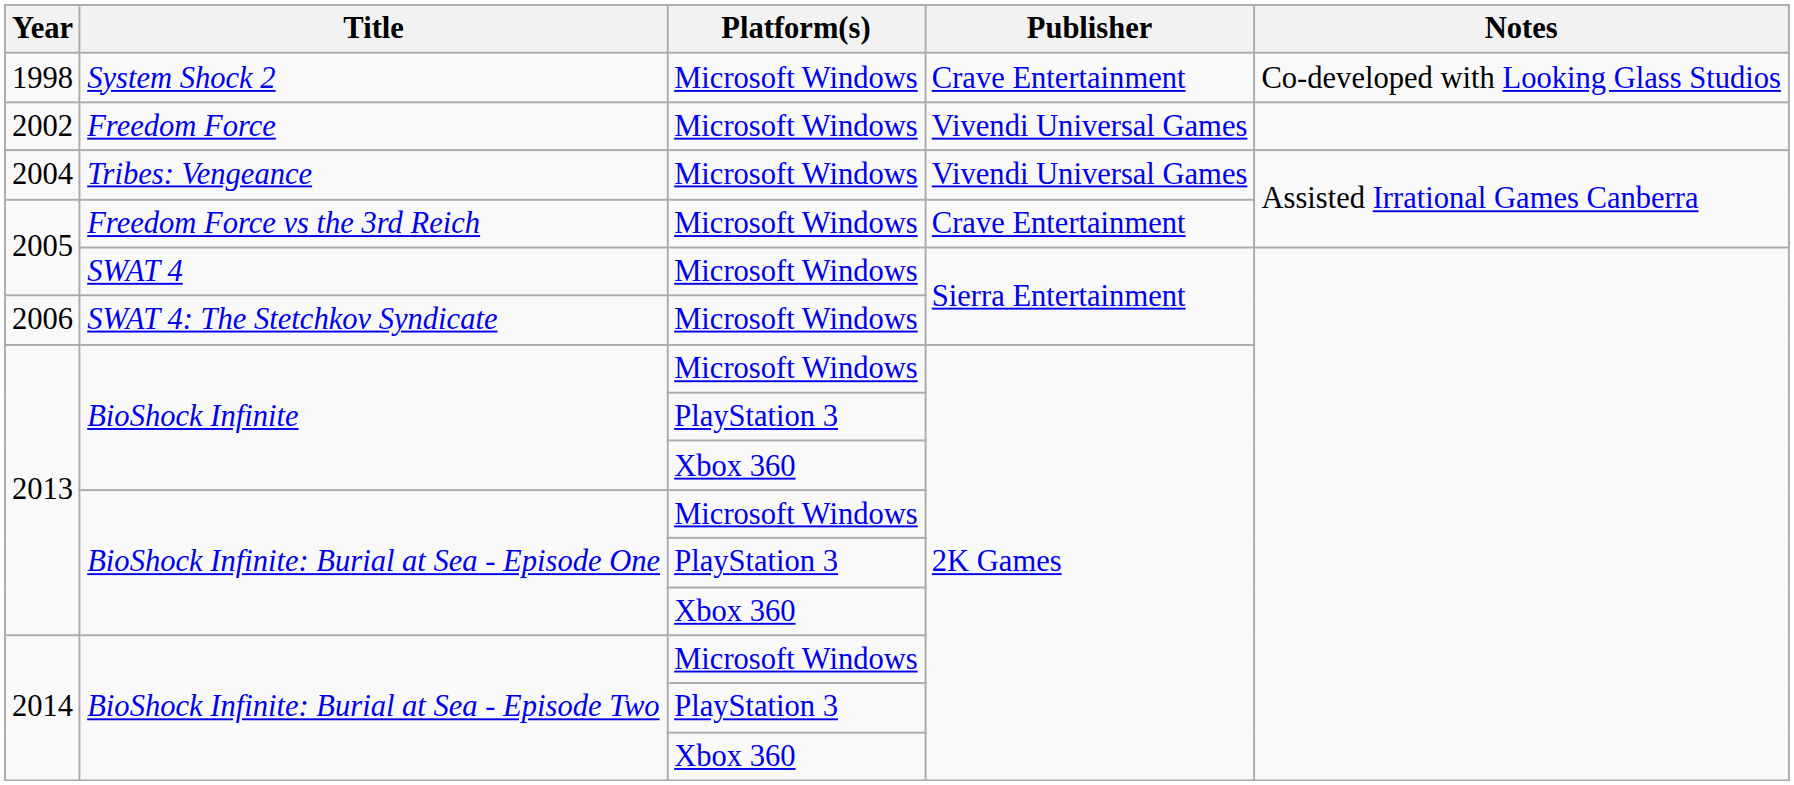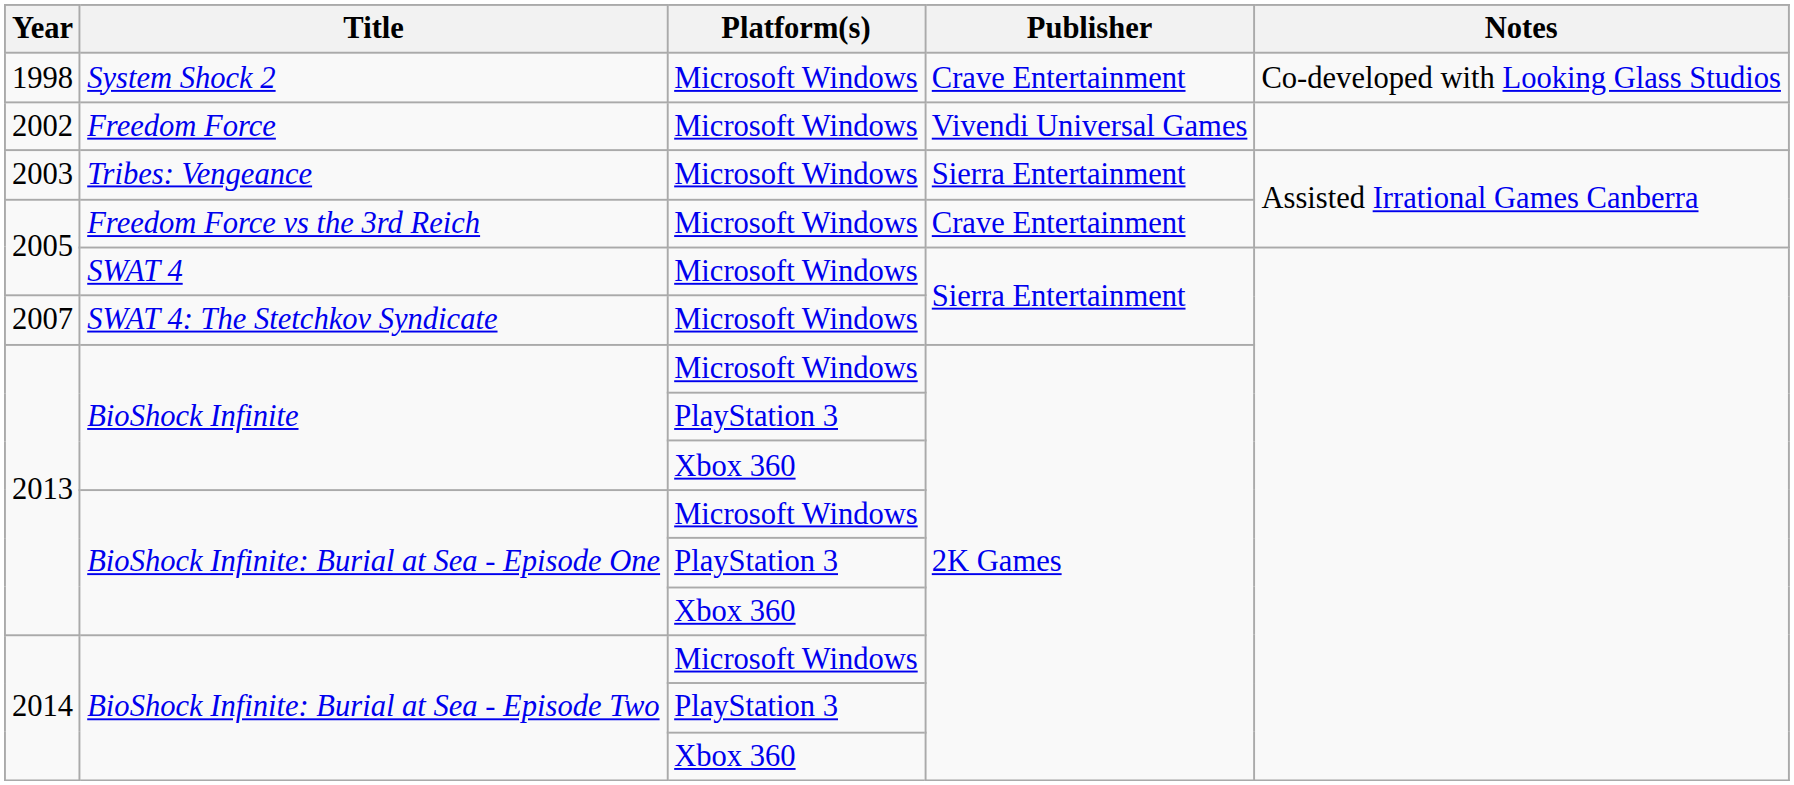(43, 174) 2004 -> (43, 174) 2003
(1090, 174) Vivendi Universal Games -> (1059, 174) Sierra Entertainment
(43, 319) 2006 -> (43, 319) 2007
